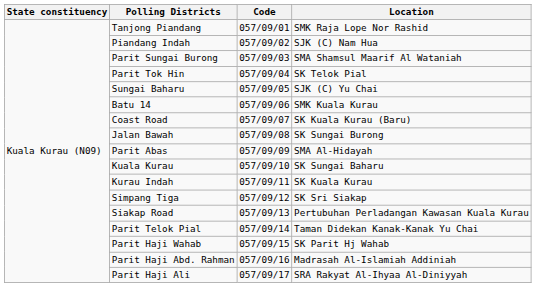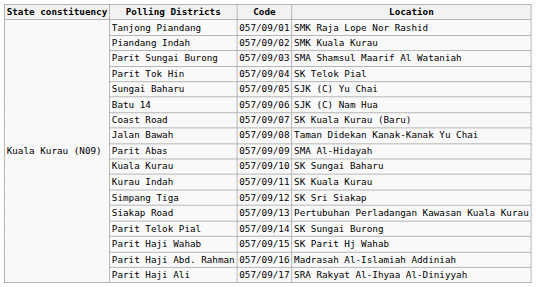(336, 43) SJK (C) Nam Hua -> (336, 43) SMK Kuala Kurau
(336, 105) SMK Kuala Kurau -> (336, 105) SJK (C) Nam Hua
(339, 136) SK Sungai Burong -> (386, 136) Taman Didekan Kanak-Kanak Yu Chai
(386, 229) Taman Didekan Kanak-Kanak Yu Chai -> (339, 229) SK Sungai Burong
